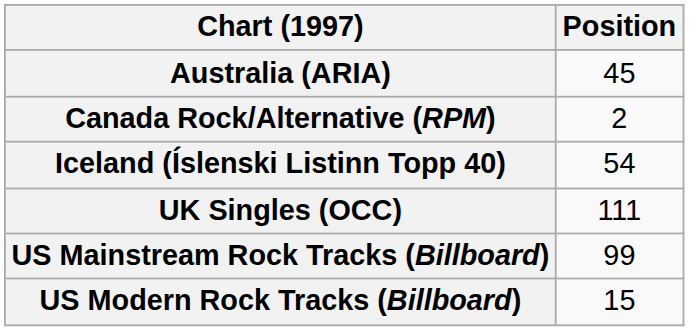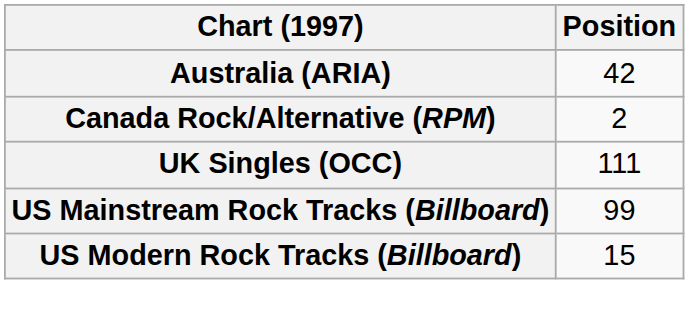(619, 73) 45 -> (619, 73) 42
- row: (280, 164)
